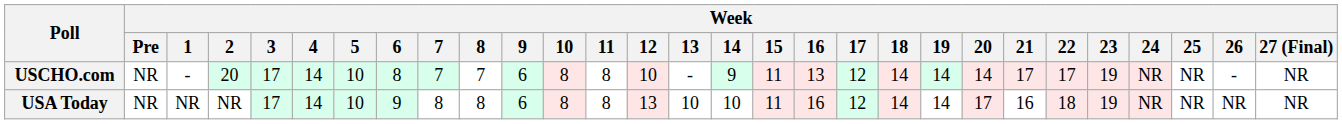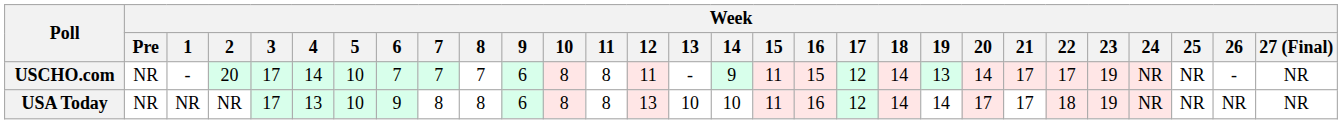(397, 75) 8 -> (397, 75) 7
(648, 75) 10 -> (648, 75) 11
(816, 75) 13 -> (816, 75) 15
(941, 75) 14 -> (941, 75) 13
(313, 103) 14 -> (313, 103) 13
(1025, 103) 16 -> (1025, 103) 17
